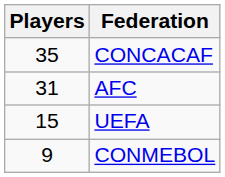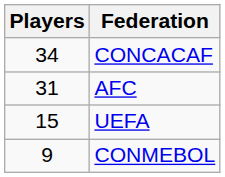(47, 54) 35 -> (47, 54) 34
